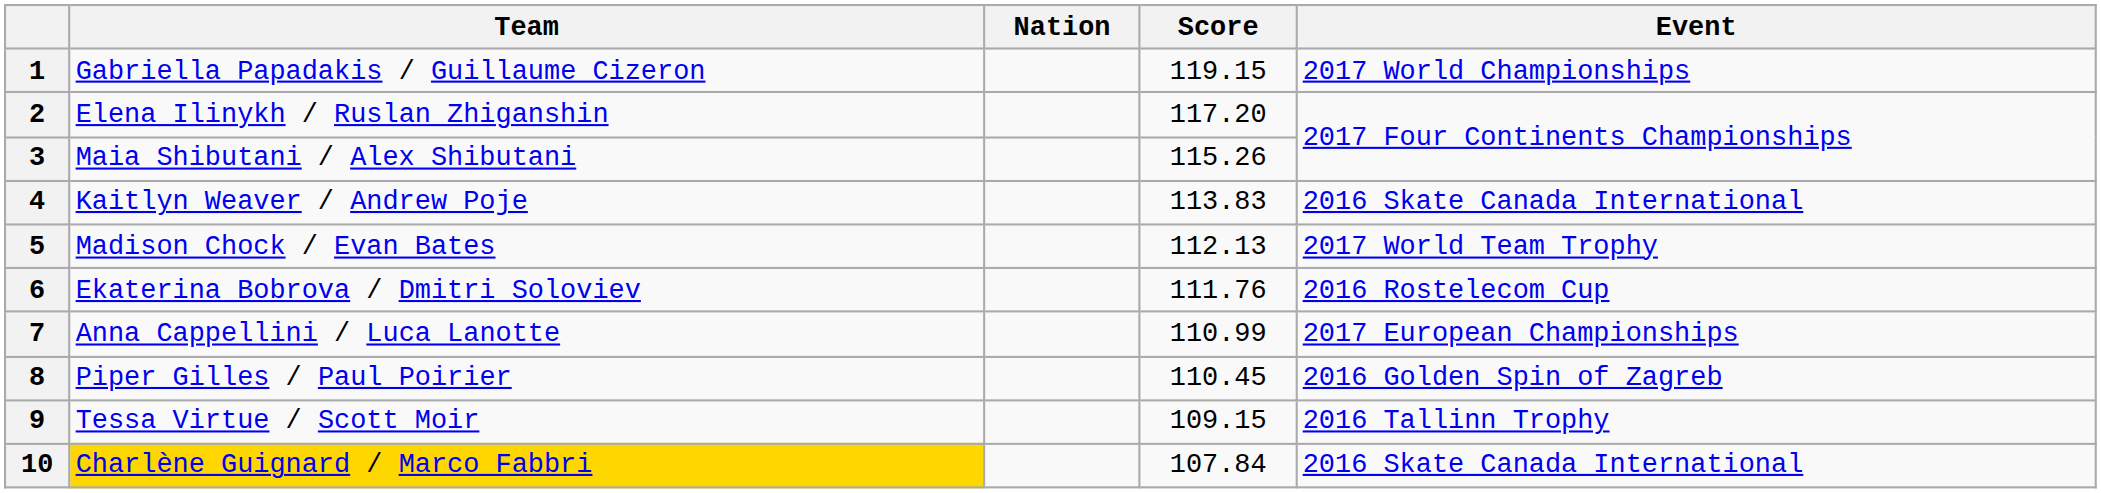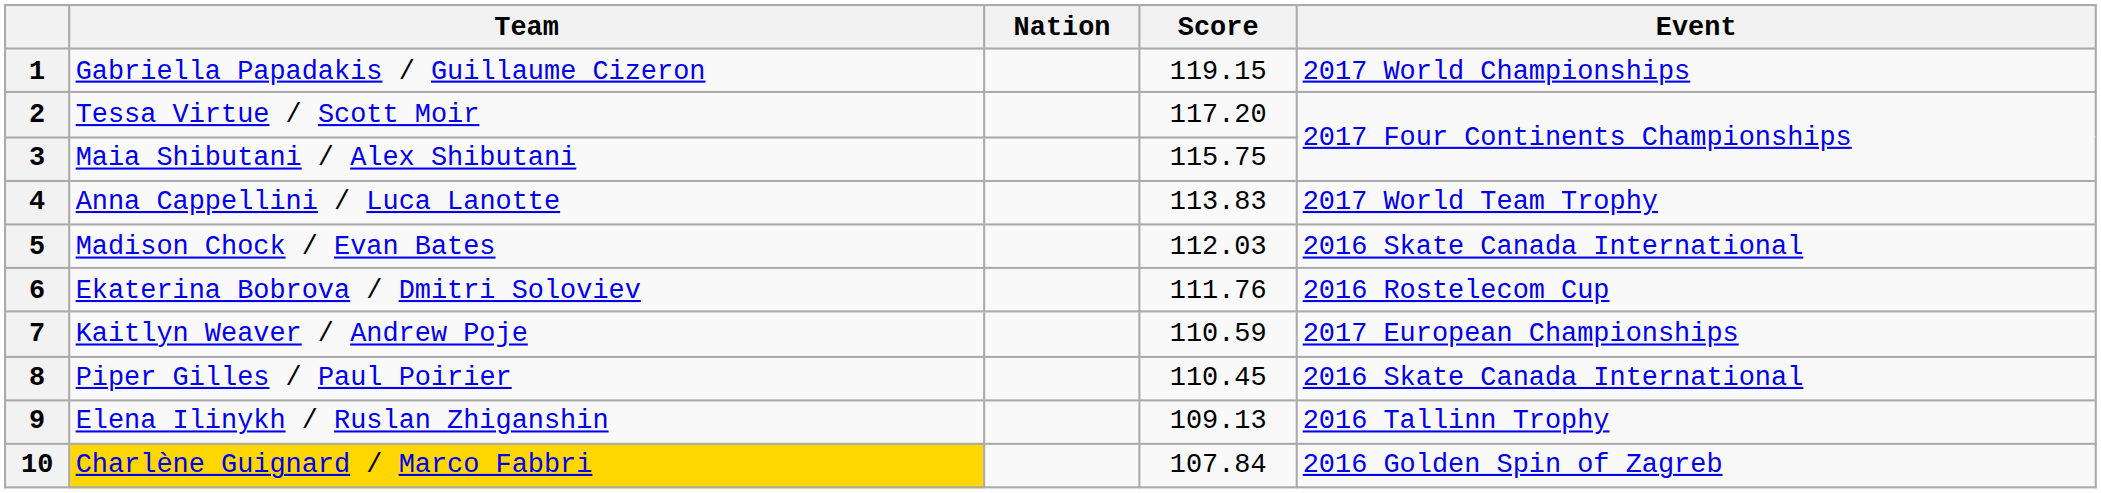(342, 115) Elena Ilinykh / Ruslan Zhiganshin -> (278, 115) Tessa Virtue / Scott Moir
(1218, 159) 115.26 -> (1218, 159) 115.75
(302, 202) Kaitlyn Weaver / Andrew Poje -> (318, 202) Anna Cappellini / Luca Lanotte
(1553, 202) 2016 Skate Canada International -> (1480, 202) 2017 World Team Trophy
(1218, 246) 112.13 -> (1218, 246) 112.03
(1480, 246) 2017 World Team Trophy -> (1553, 246) 2016 Skate Canada International
(318, 334) Anna Cappellini / Luca Lanotte -> (302, 334) Kaitlyn Weaver / Andrew Poje
(1218, 334) 110.99 -> (1218, 334) 110.59
(1513, 378) 2016 Golden Spin of Zagreb -> (1553, 378) 2016 Skate Canada International
(278, 422) Tessa Virtue / Scott Moir -> (342, 422) Elena Ilinykh / Ruslan Zhiganshin
(1218, 422) 109.15 -> (1218, 422) 109.13
(1553, 466) 2016 Skate Canada International -> (1513, 466) 2016 Golden Spin of Zagreb
